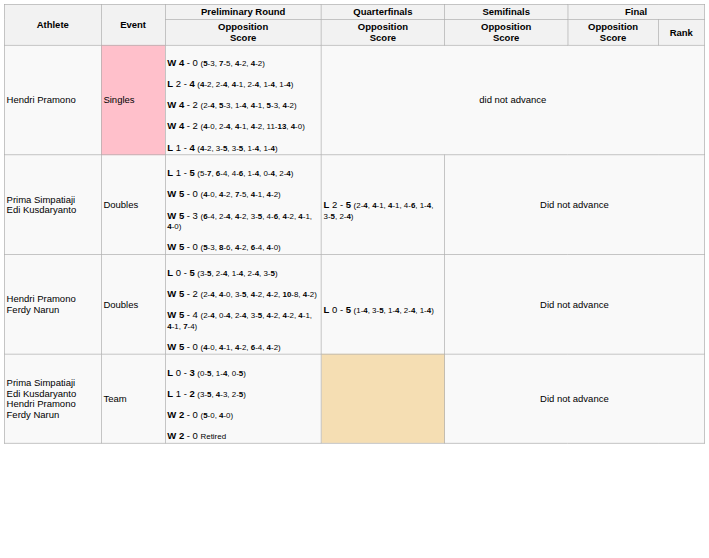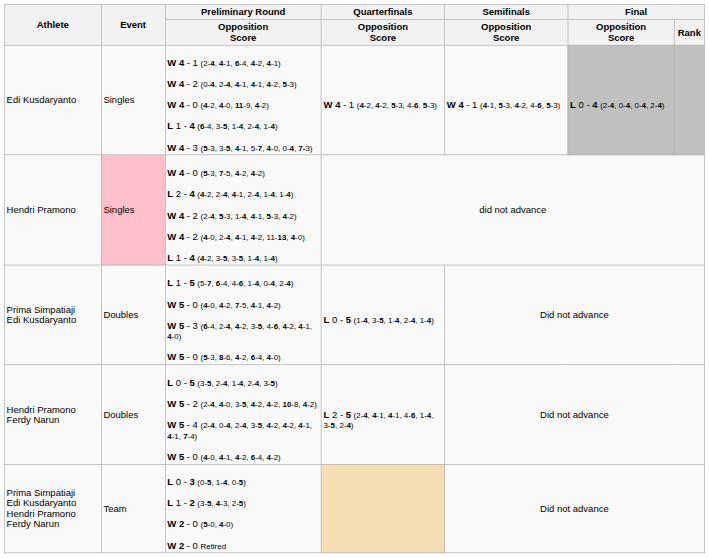+ row: (41, 100)
(378, 210) L 2 - 5 (2-4, 4-1, 4-1, 4-6, 1-4, 3-5, 2-4) -> (379, 320) L 0 - 5 (1-4, 3-5, 1-4, 2-4, 1-4)
(379, 310) L 0 - 5 (1-4, 3-5, 1-4, 2-4, 1-4) -> (378, 420) L 2 - 5 (2-4, 4-1, 4-1, 4-6, 1-4, 3-5, 2-4)
